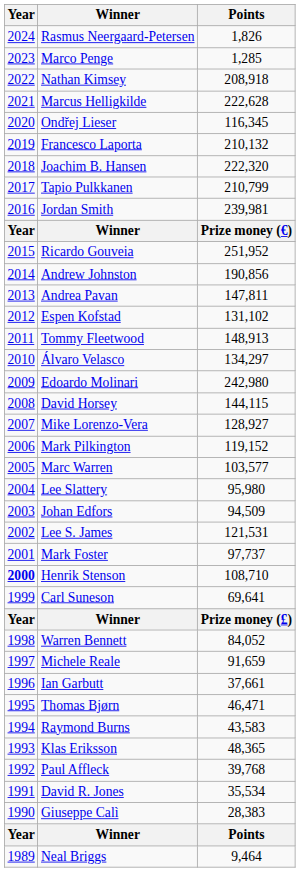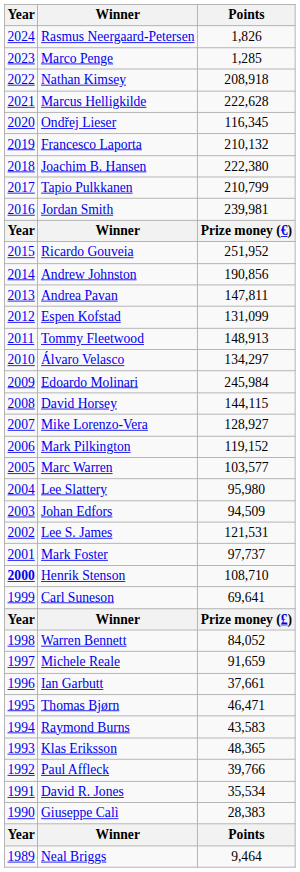(246, 166) 222,320 -> (246, 166) 222,380
(246, 317) 131,102 -> (246, 317) 131,099
(246, 381) 242,980 -> (246, 381) 245,984
(246, 770) 39,768 -> (246, 770) 39,766
